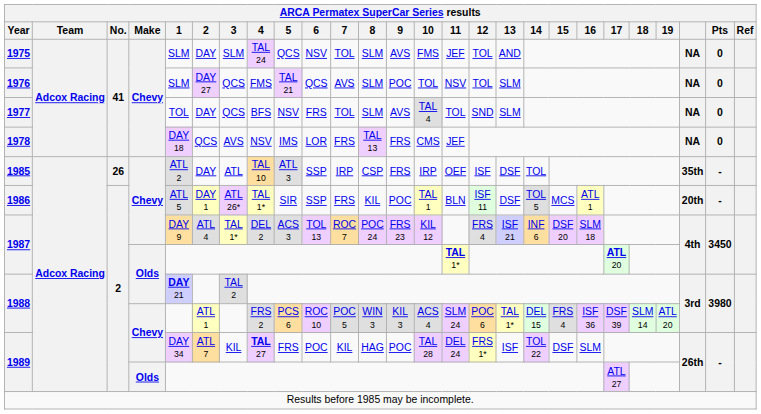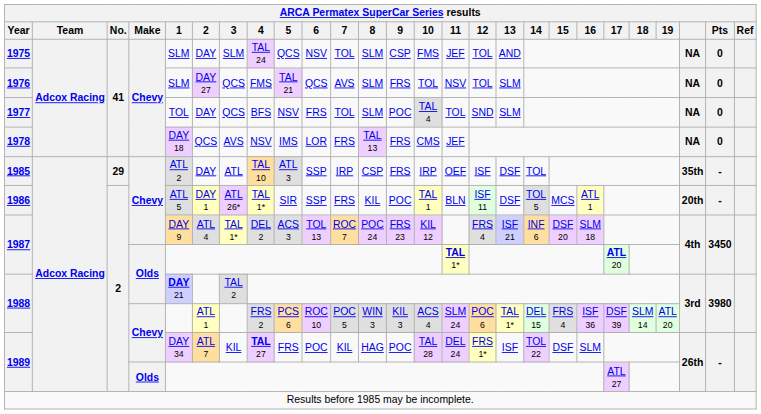(400, 54) AVS -> (400, 54) CSP
(400, 83) POC -> (400, 83) FRS
(400, 112) AVS -> (400, 112) POC
(118, 171) 26 -> (118, 171) 29
